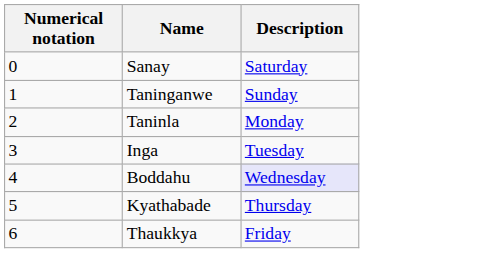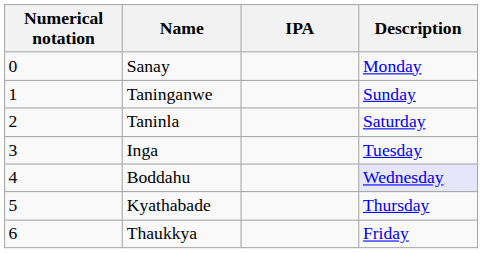+ column: (300, 28)
(276, 66) Saturday -> (392, 66) Monday
(274, 121) Monday -> (394, 121) Saturday
